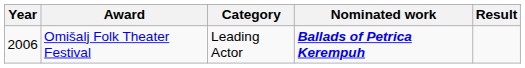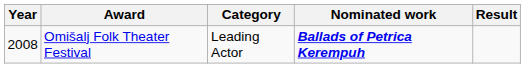(23, 44) 2006 -> (23, 44) 2008
